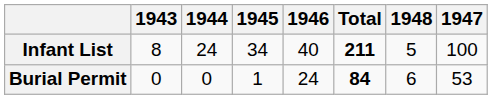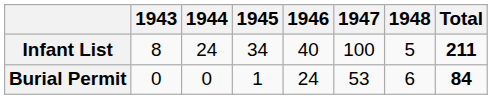columns swapped: (462, 19) <-> (360, 19)
